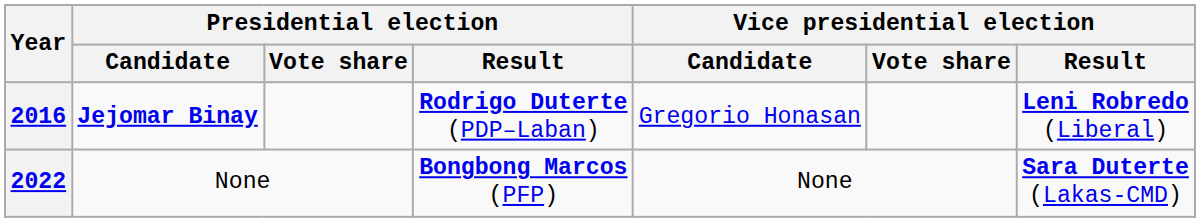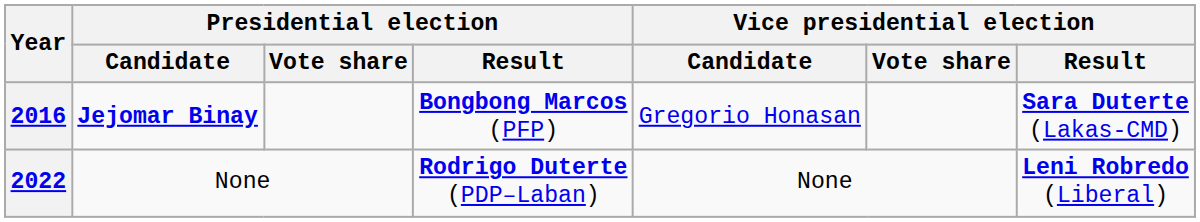(523, 116) Rodrigo Duterte (PDP–Laban) -> (523, 116) Bongbong Marcos (PFP)
(1106, 116) Leni Robredo (Liberal) -> (1106, 116) Sara Duterte (Lakas-CMD)
(523, 182) Bongbong Marcos (PFP) -> (523, 182) Rodrigo Duterte (PDP–Laban)
(1106, 182) Sara Duterte (Lakas-CMD) -> (1106, 182) Leni Robredo (Liberal)
